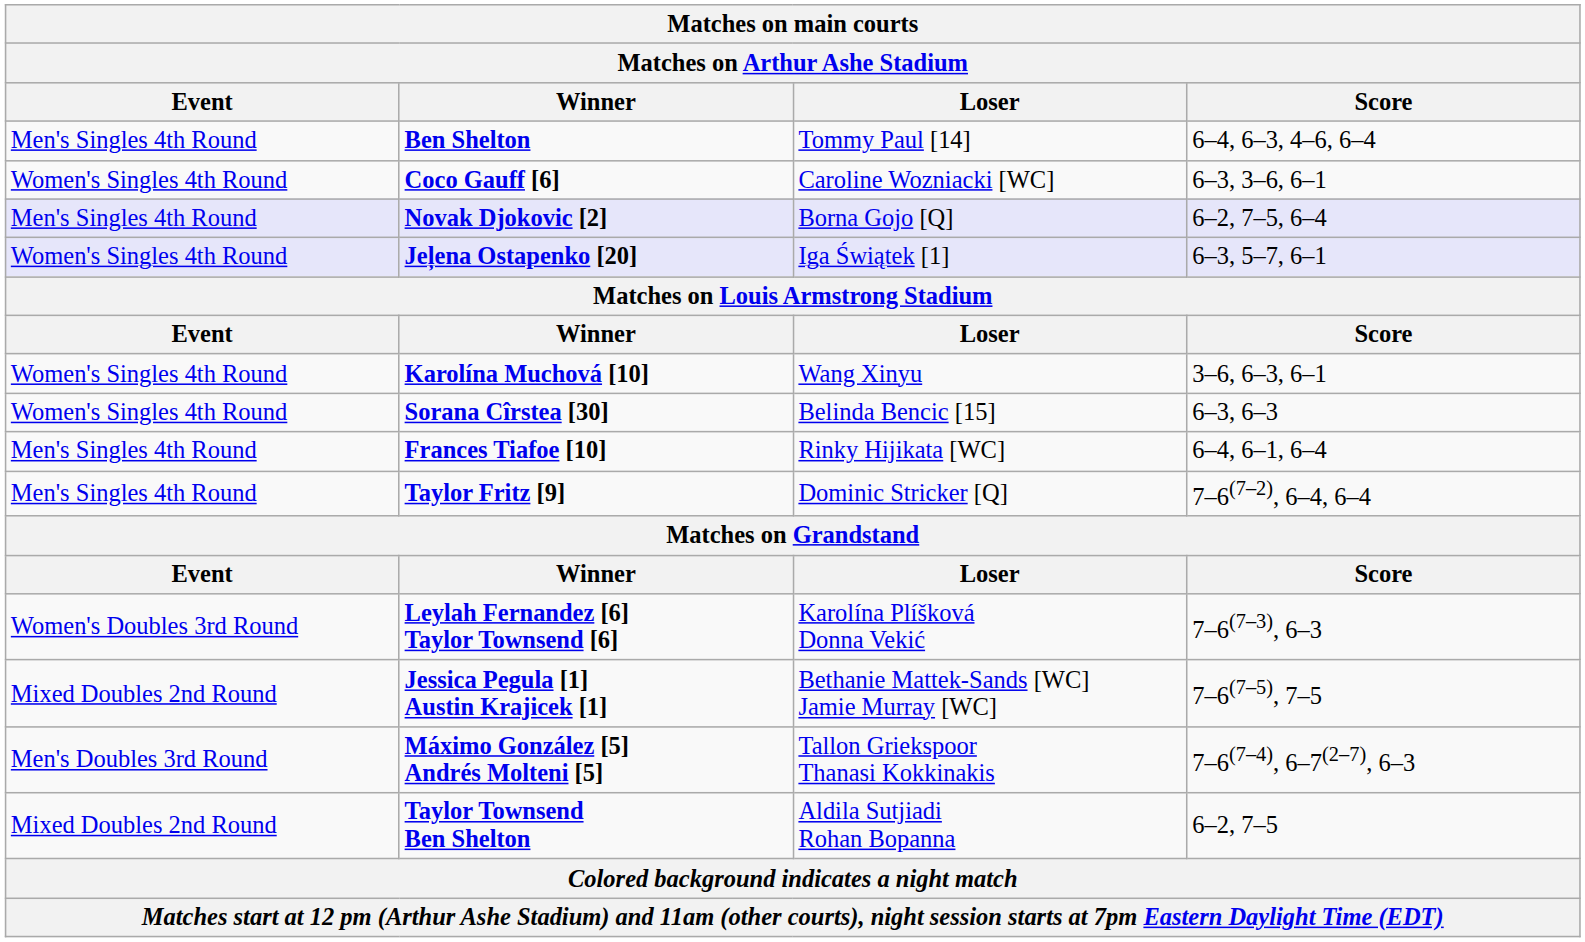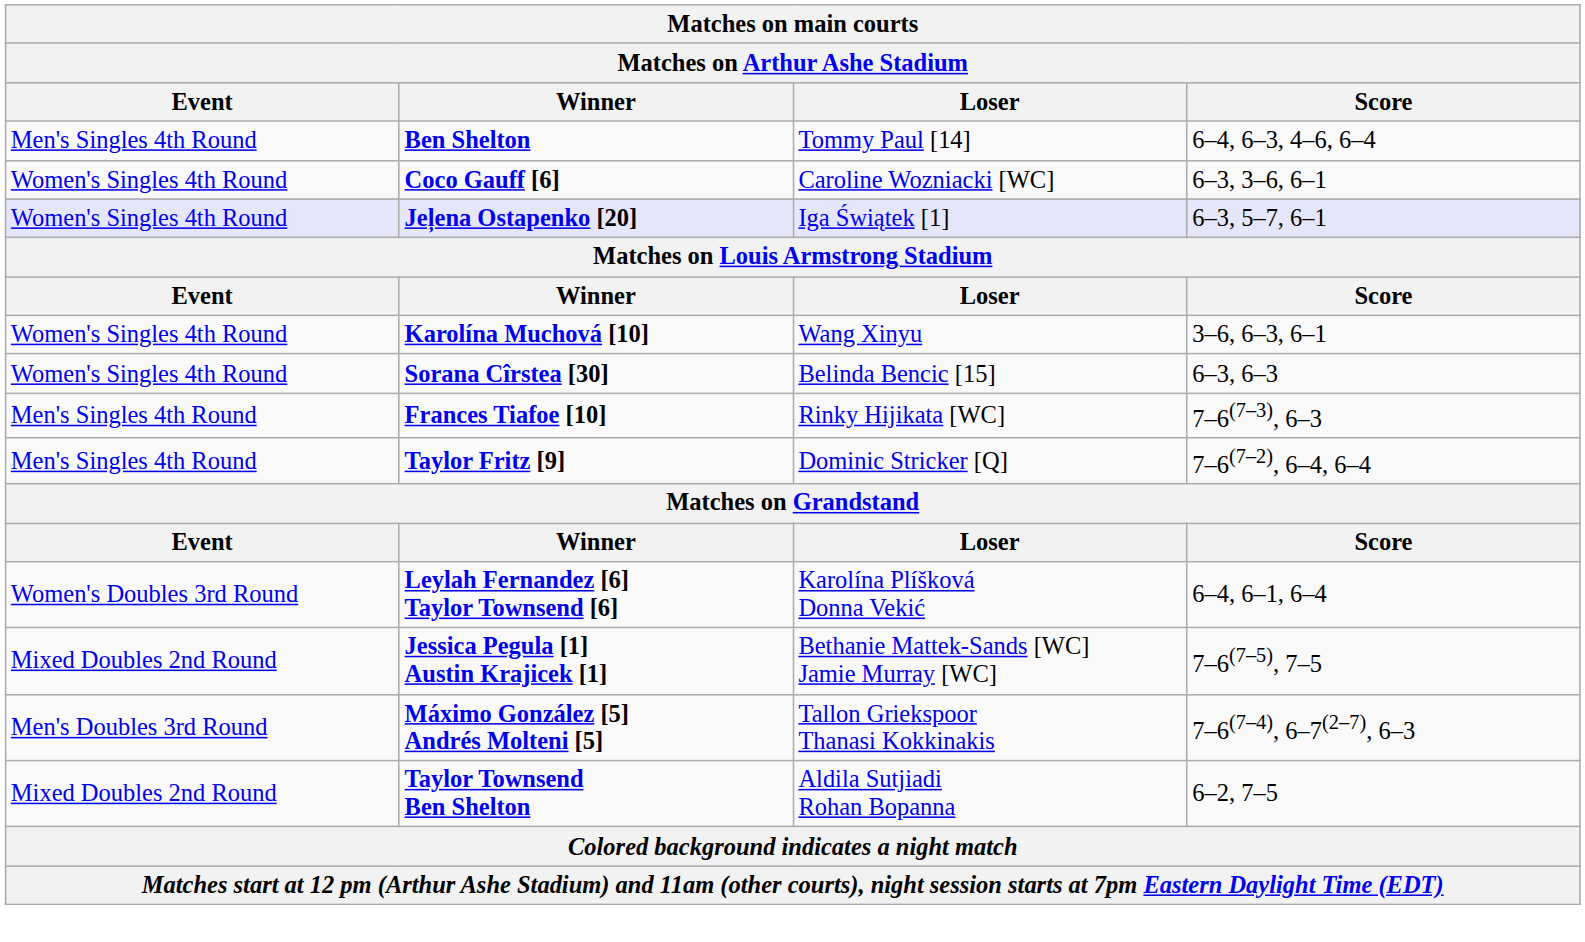- row: (506, 218)
(1260, 450) 6–4, 6–1, 6–4 -> (1257, 415) 7–6(7–3), 6–3
(1257, 626) 7–6(7–3), 6–3 -> (1260, 594) 6–4, 6–1, 6–4
